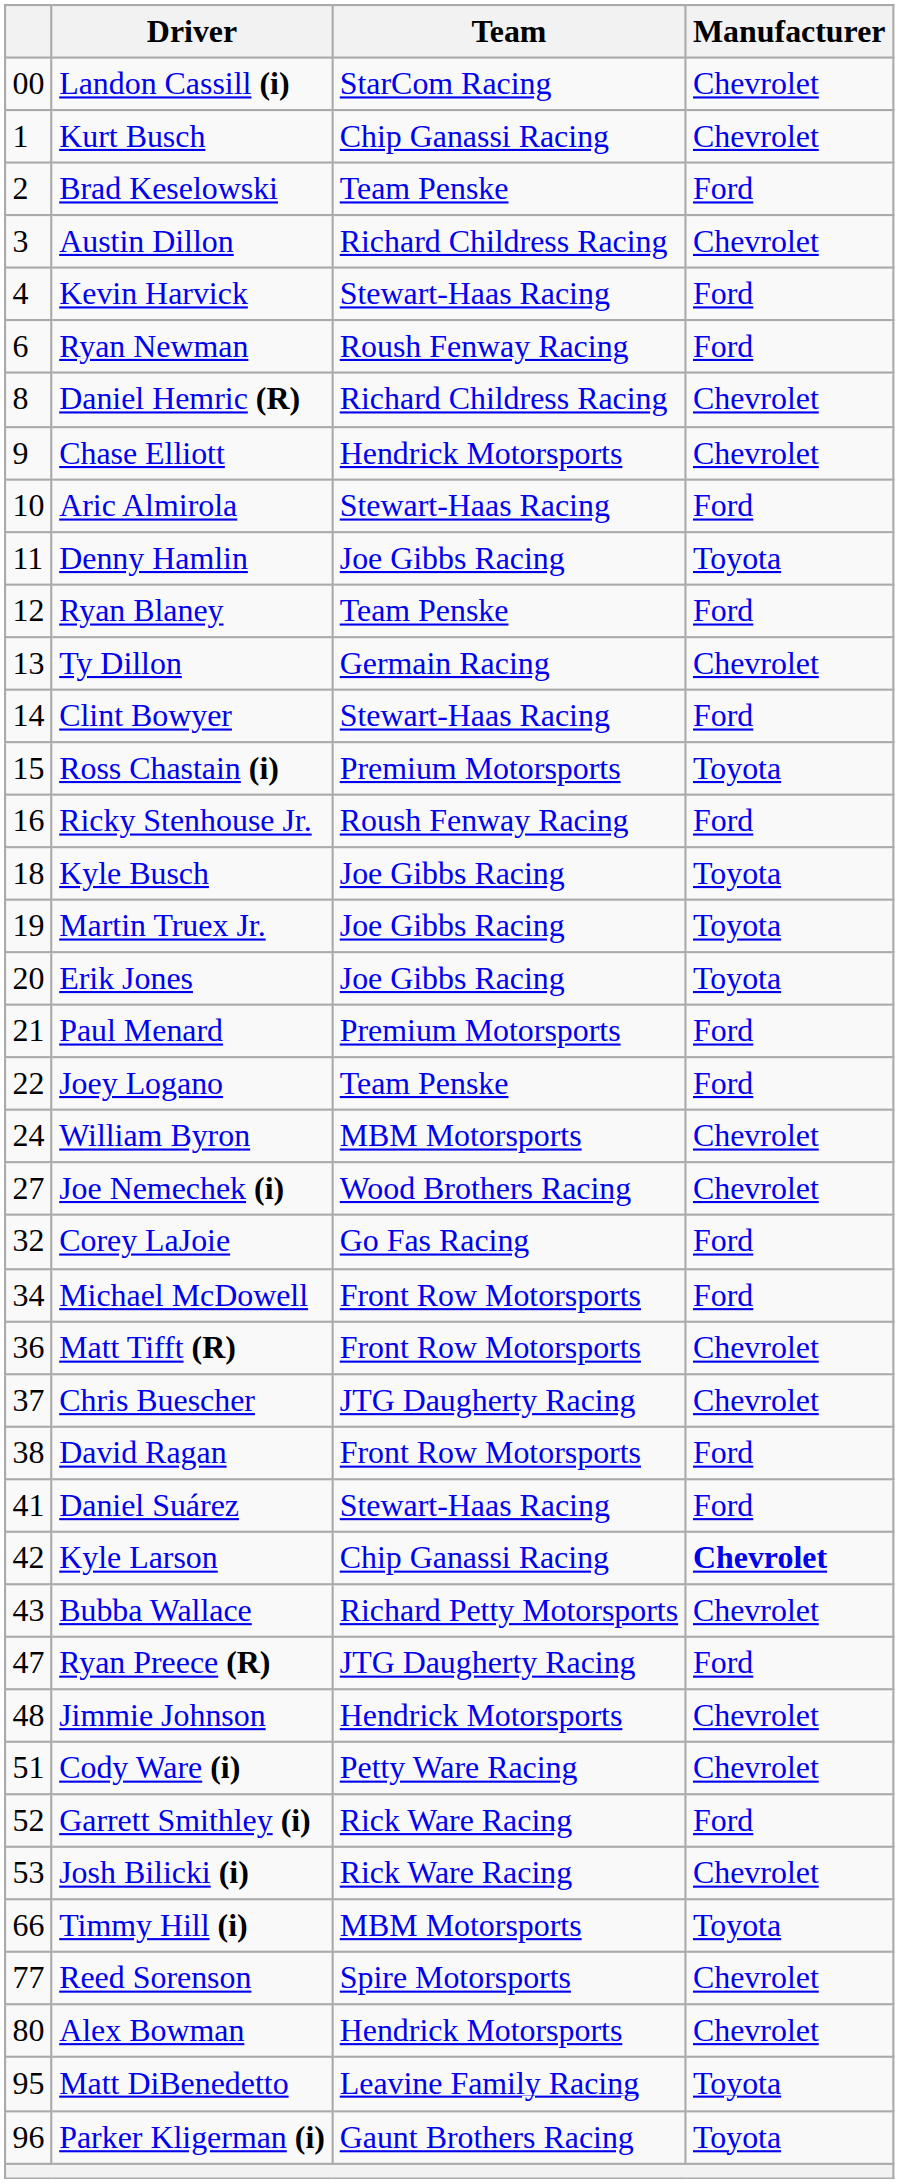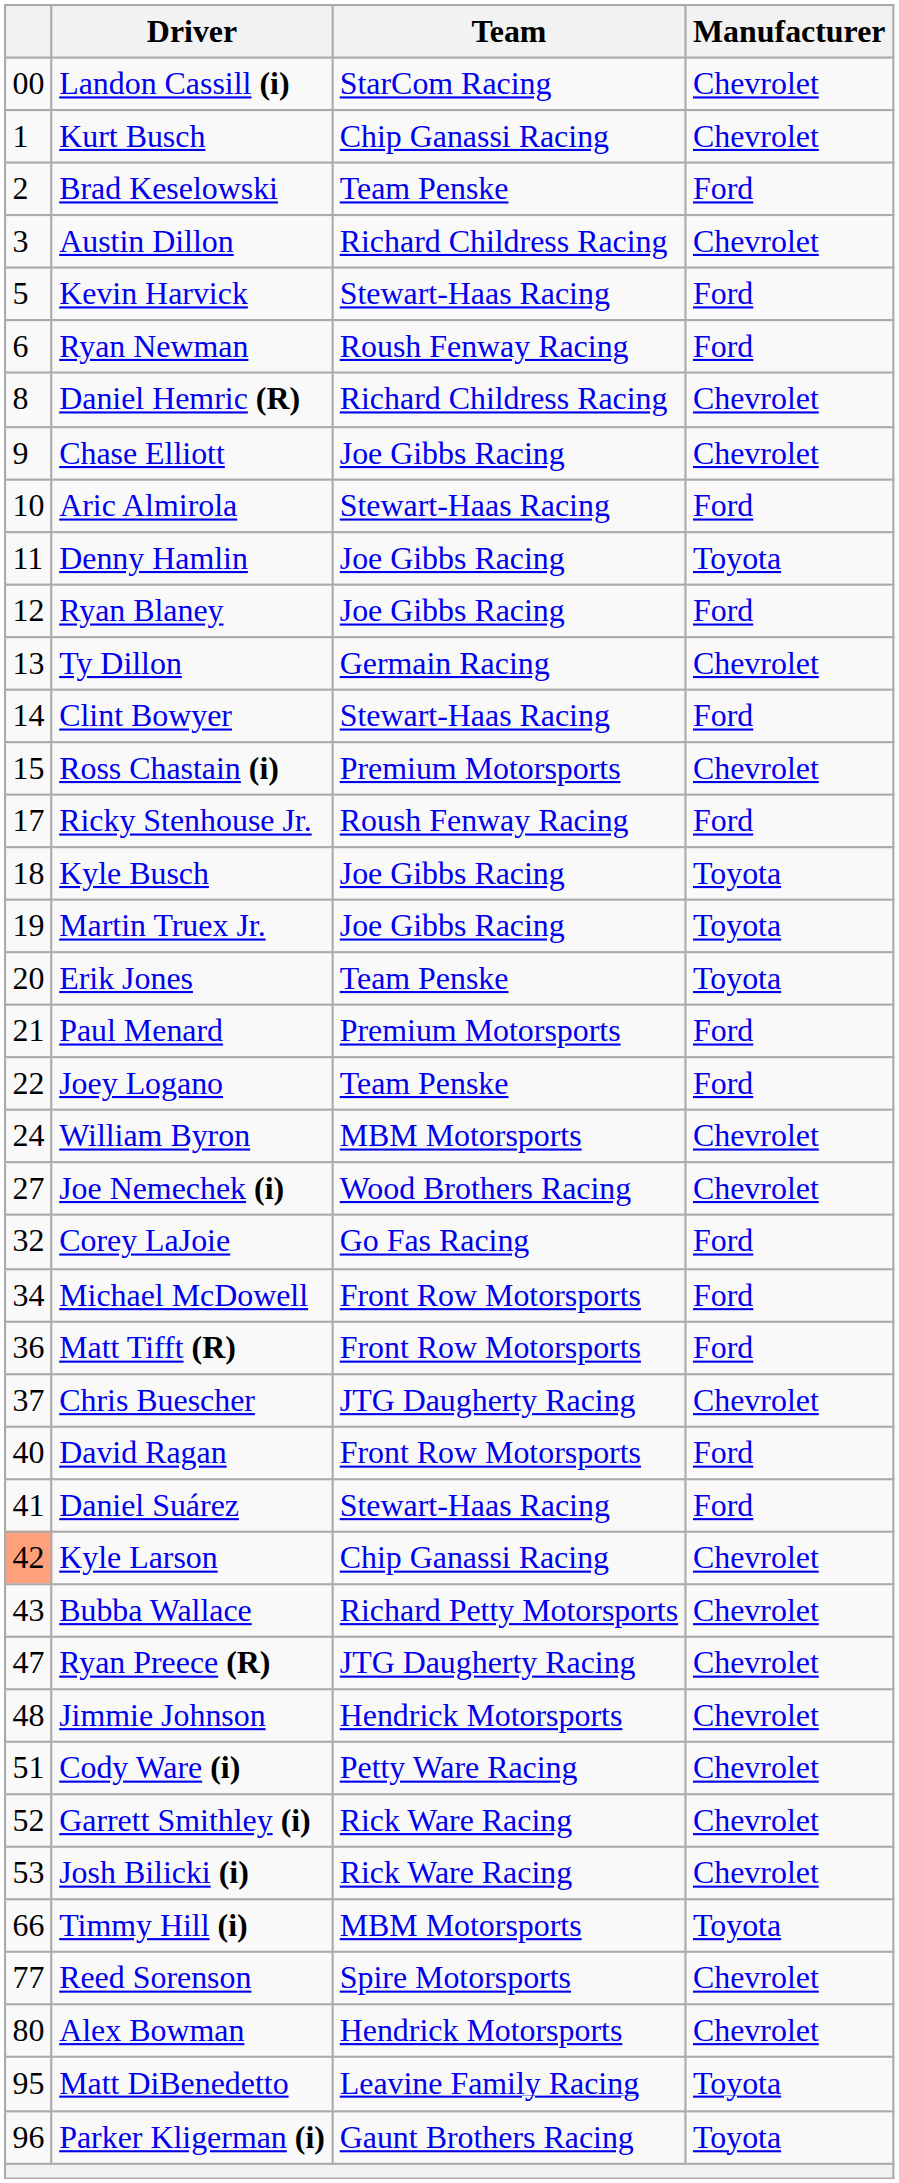(20, 294) 4 -> (20, 294) 5
(481, 452) Hendrick Motorsports -> (452, 452) Joe Gibbs Racing
(424, 609) Team Penske -> (452, 609) Joe Gibbs Racing
(737, 767) Toyota -> (756, 767) Chevrolet
(28, 820) 16 -> (28, 820) 17
(452, 978) Joe Gibbs Racing -> (424, 978) Team Penske
(756, 1346) Chevrolet -> (723, 1346) Ford
(28, 1452) 38 -> (28, 1452) 40
(28, 1557) no background -> (28, 1557) lightsalmon background
(760, 1557) bold -> (756, 1557) normal
(723, 1662) Ford -> (756, 1662) Chevrolet
(723, 1820) Ford -> (756, 1820) Chevrolet
